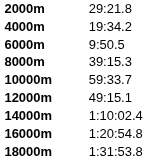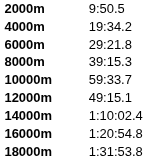(110, 9) 29:21.8 -> (107, 9) 9:50.5
(107, 44) 9:50.5 -> (110, 44) 29:21.8
